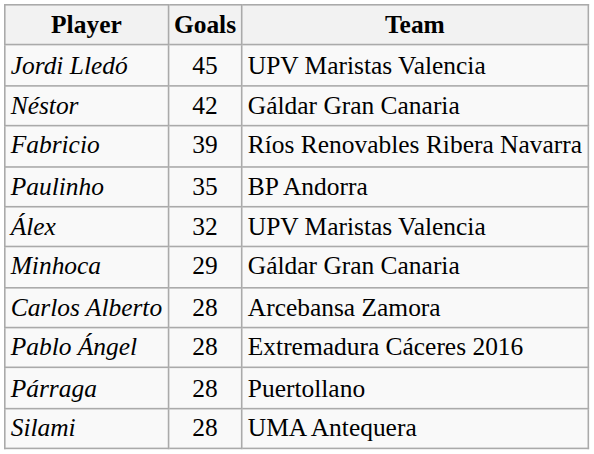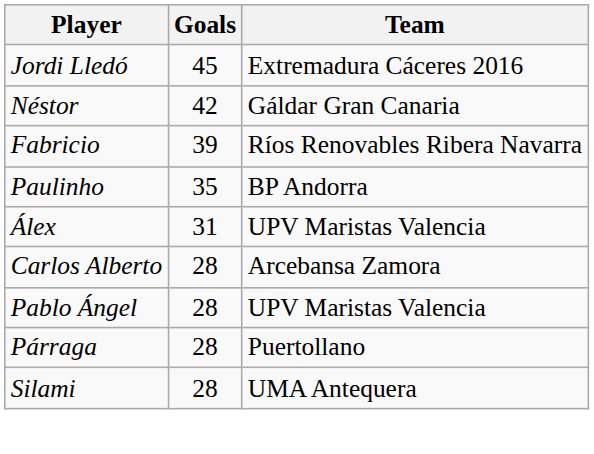(367, 65) UPV Maristas Valencia -> (386, 65) Extremadura Cáceres 2016
(205, 226) 32 -> (205, 226) 31
- row: (56, 266)
(386, 347) Extremadura Cáceres 2016 -> (367, 307) UPV Maristas Valencia
